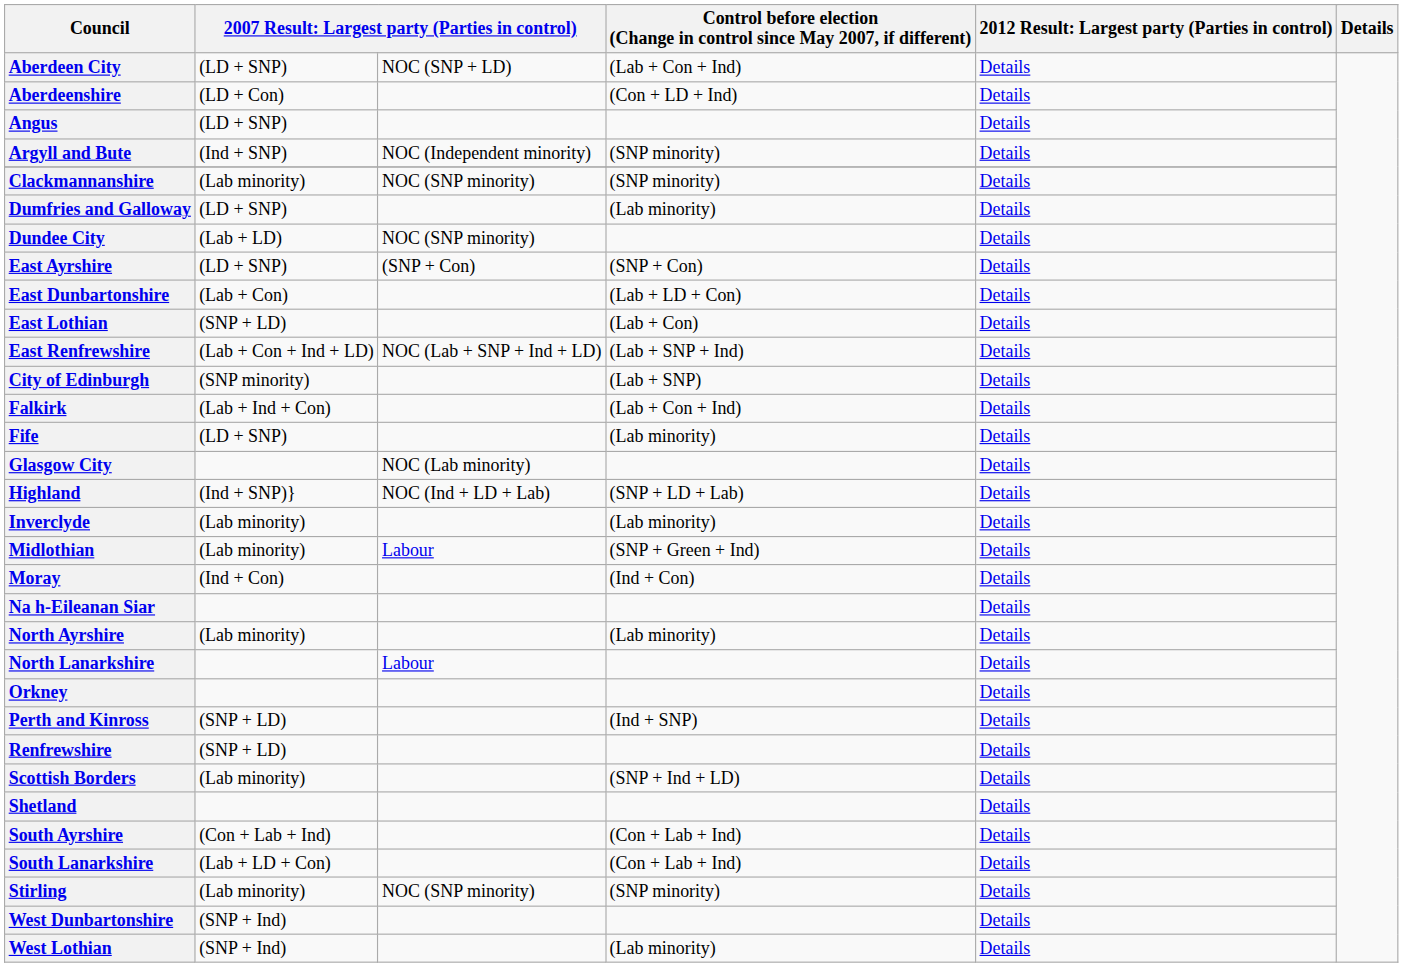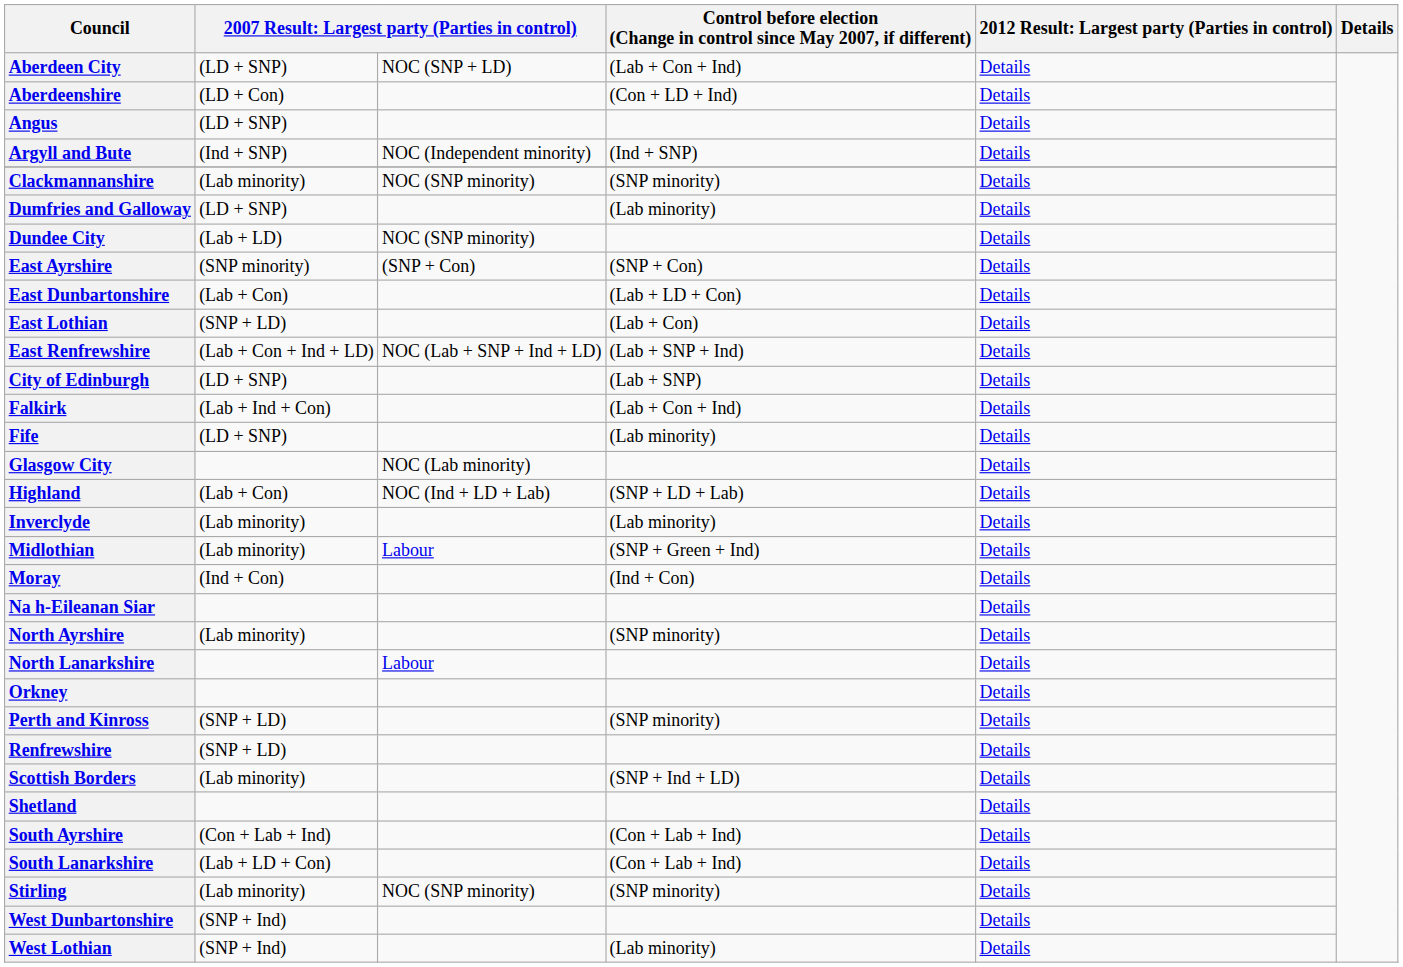(665, 152) (SNP minority) -> (653, 152) (Ind + SNP)
(243, 266) (LD + SNP) -> (254, 266) (SNP minority)
(254, 379) (SNP minority) -> (243, 379) (LD + SNP)
(247, 493) (Ind + SNP)} -> (244, 493) (Lab + Con)
(663, 635) (Lab minority) -> (665, 635) (SNP minority)
(653, 720) (Ind + SNP) -> (665, 720) (SNP minority)
